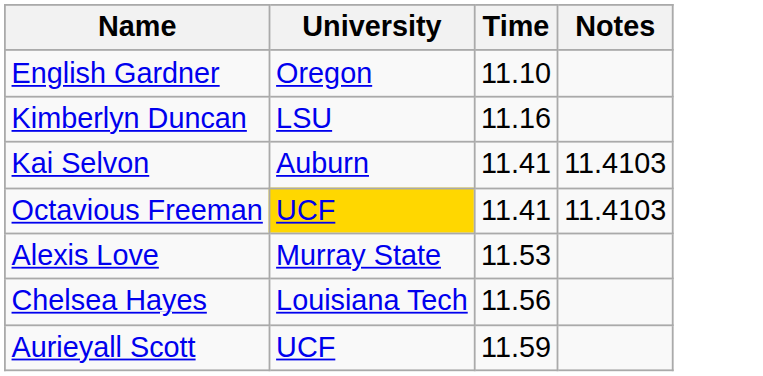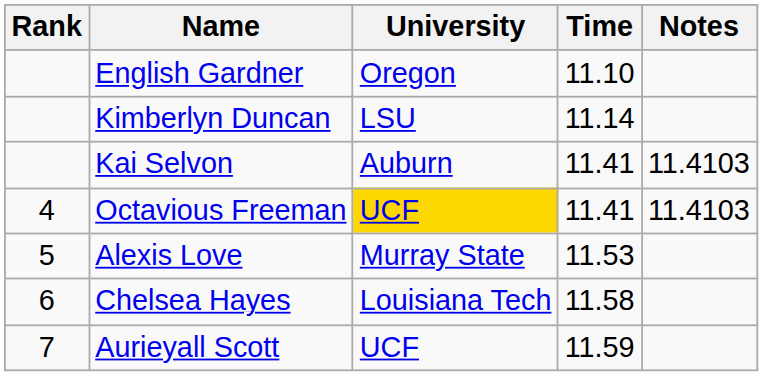+ column: (47, 27)
(516, 118) 11.16 -> (600, 118) 11.14
(516, 301) 11.56 -> (600, 301) 11.58
